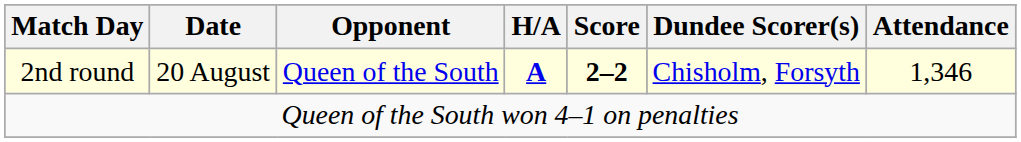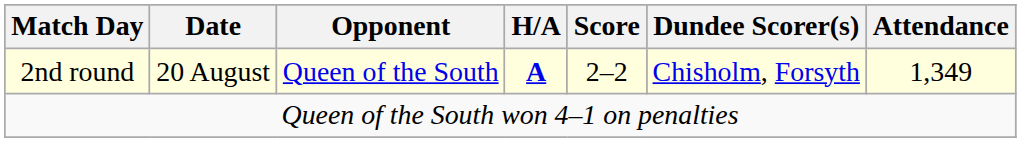(607, 70) bold -> (607, 70) normal
(941, 70) 1,346 -> (941, 70) 1,349
